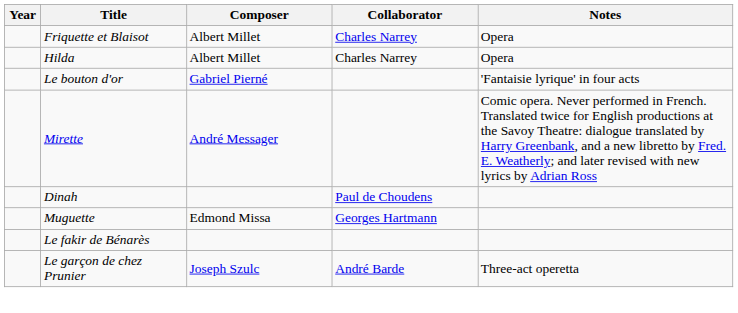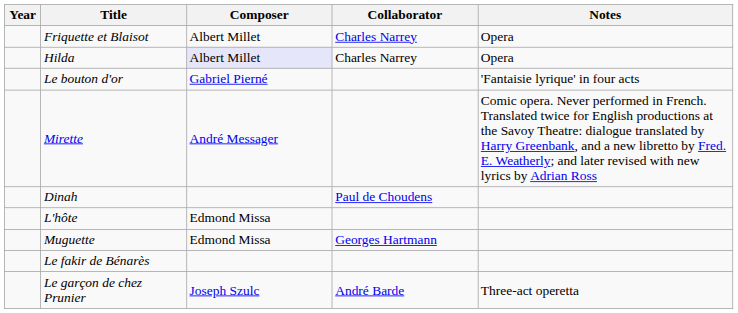(225, 57) no background -> (225, 57) lavender background
+ row: (61, 218)
